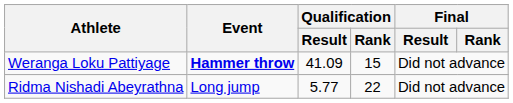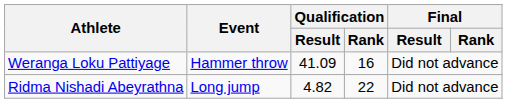(242, 63) bold -> (239, 63) normal
(373, 63) 15 -> (366, 63) 16
(324, 87) 5.77 -> (318, 87) 4.82
